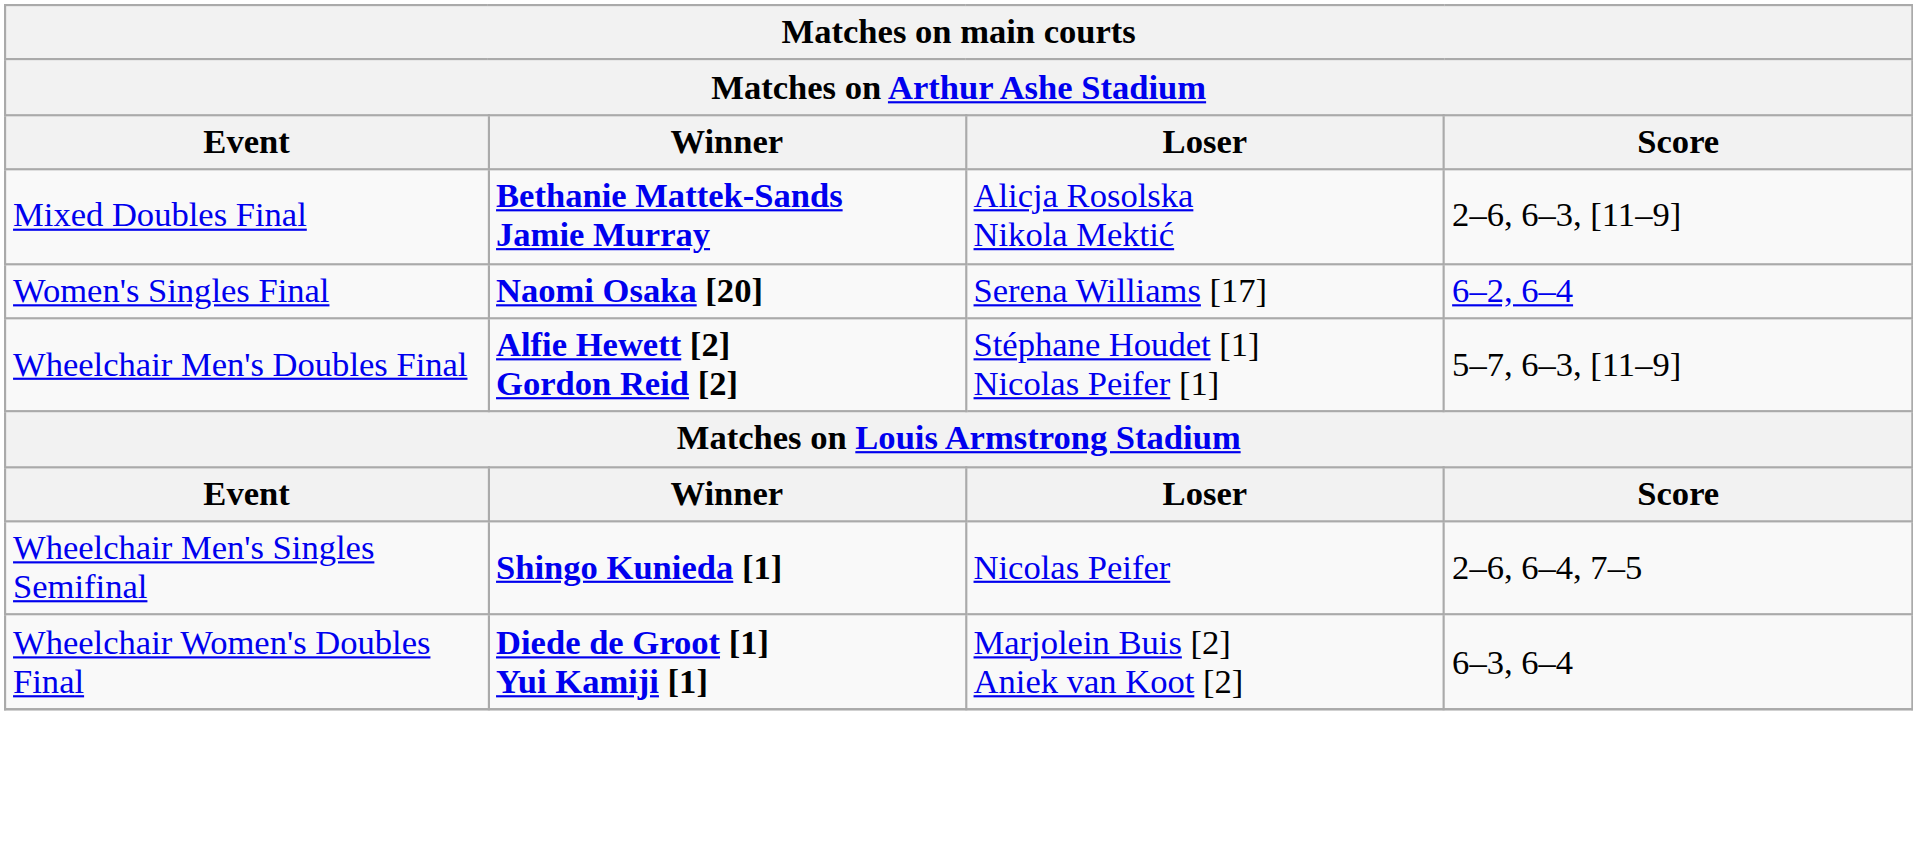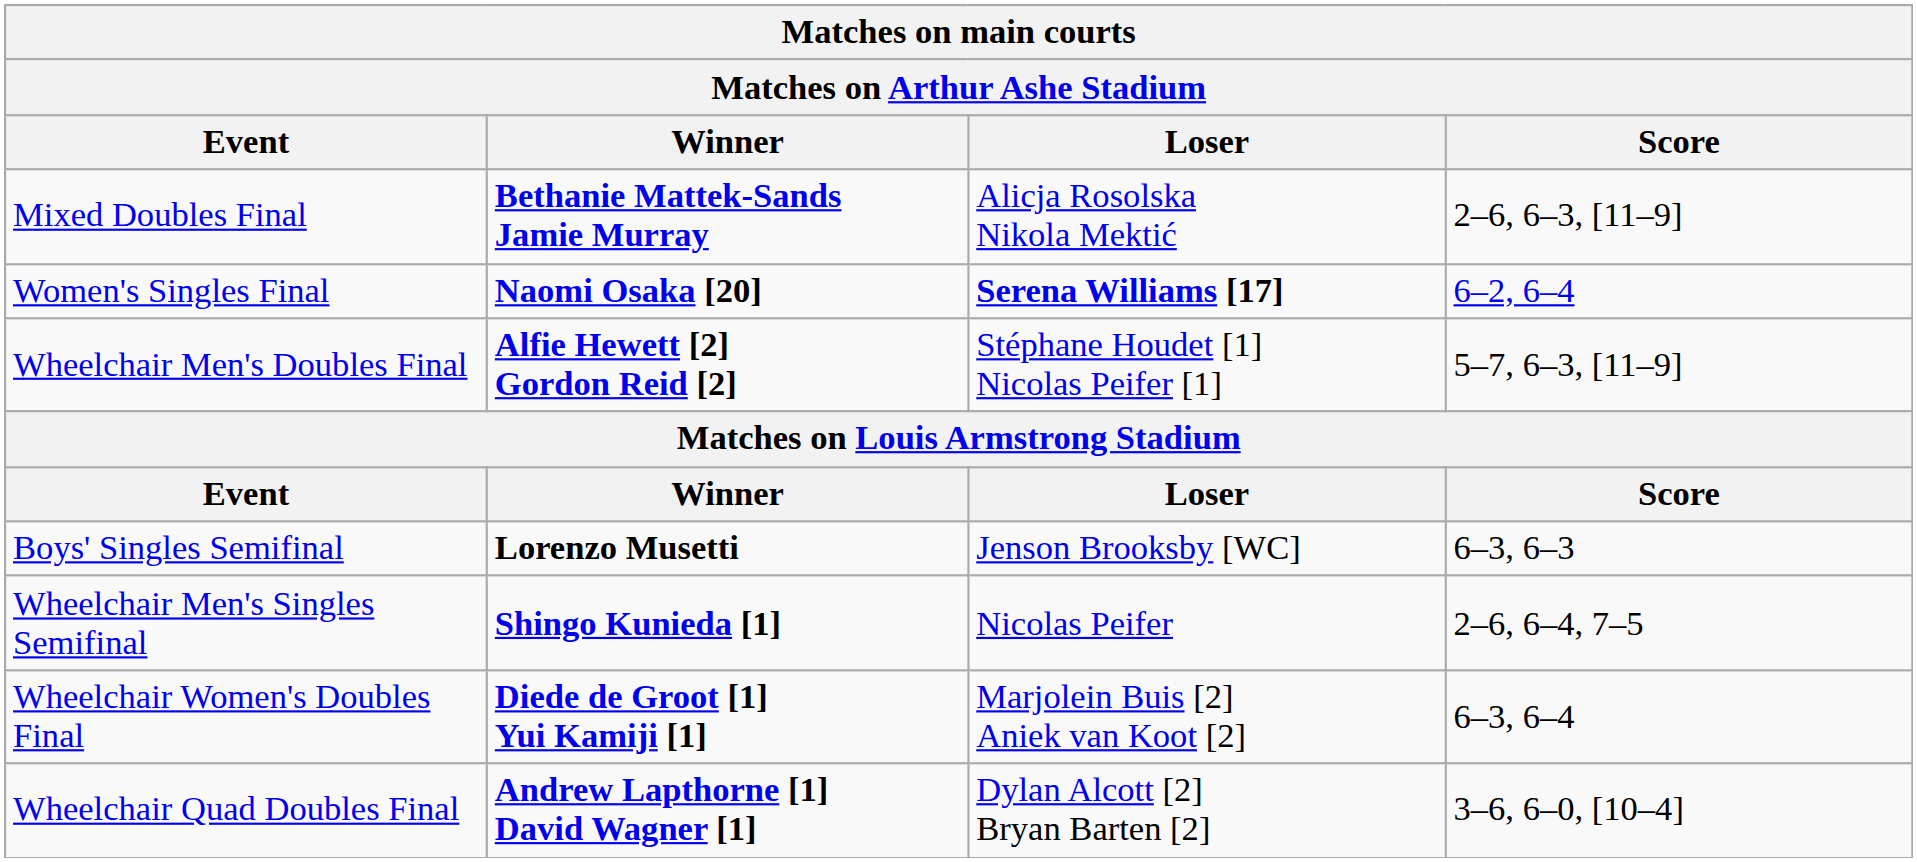(1120, 290) normal -> (1130, 290) bold
+ row: (178, 548)
+ row: (236, 809)
